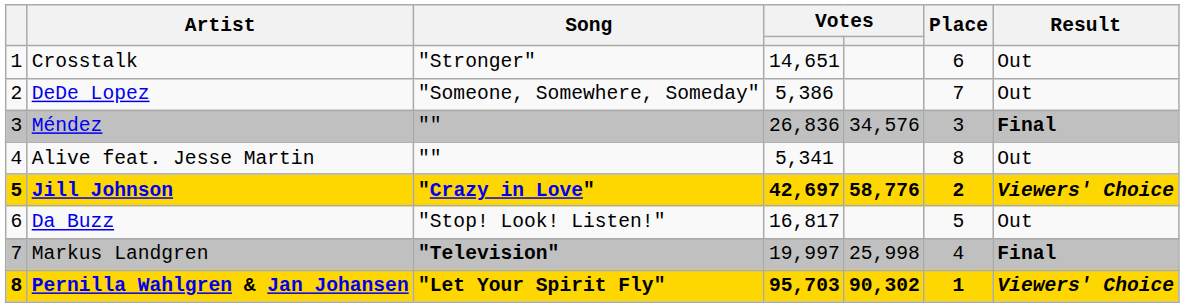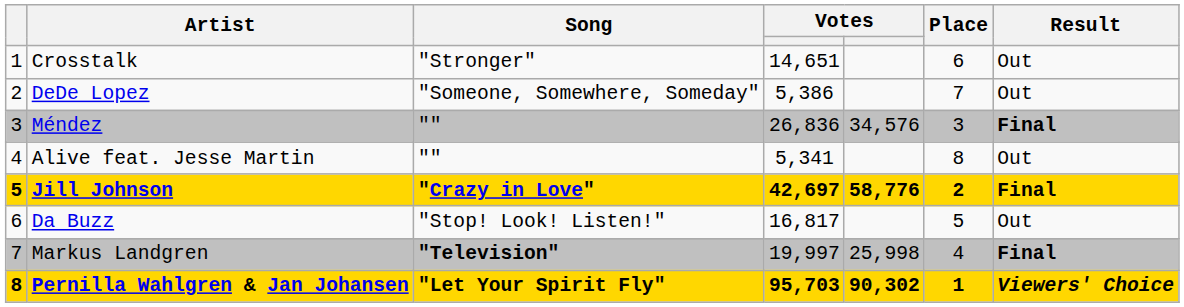(1086, 190) Viewers' Choice -> (1027, 190) Final
